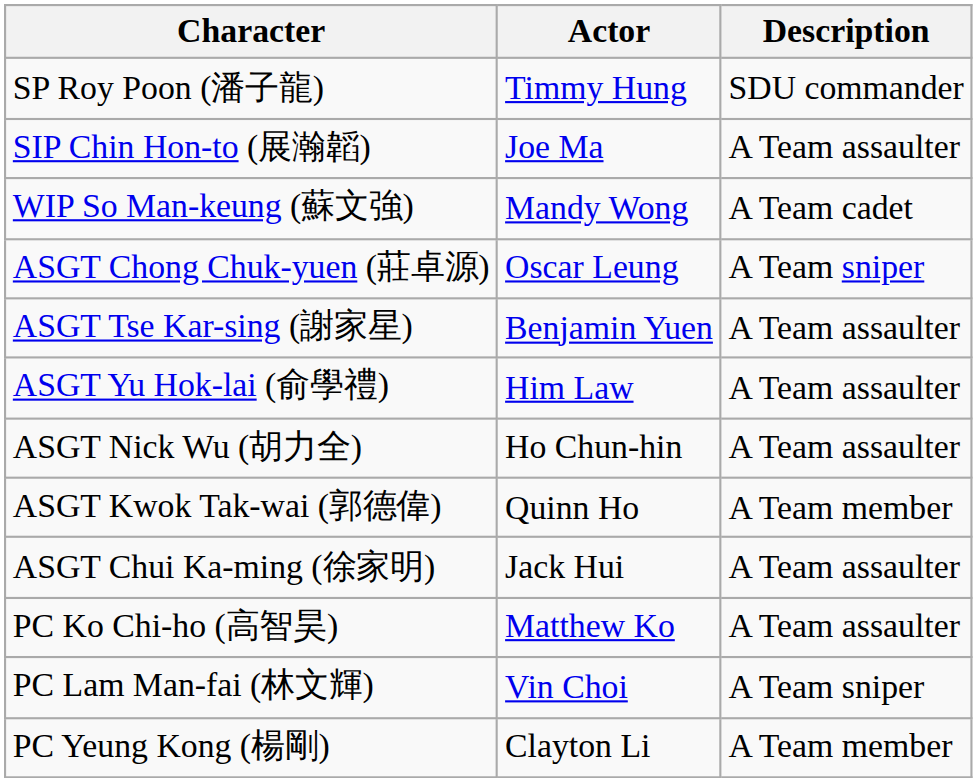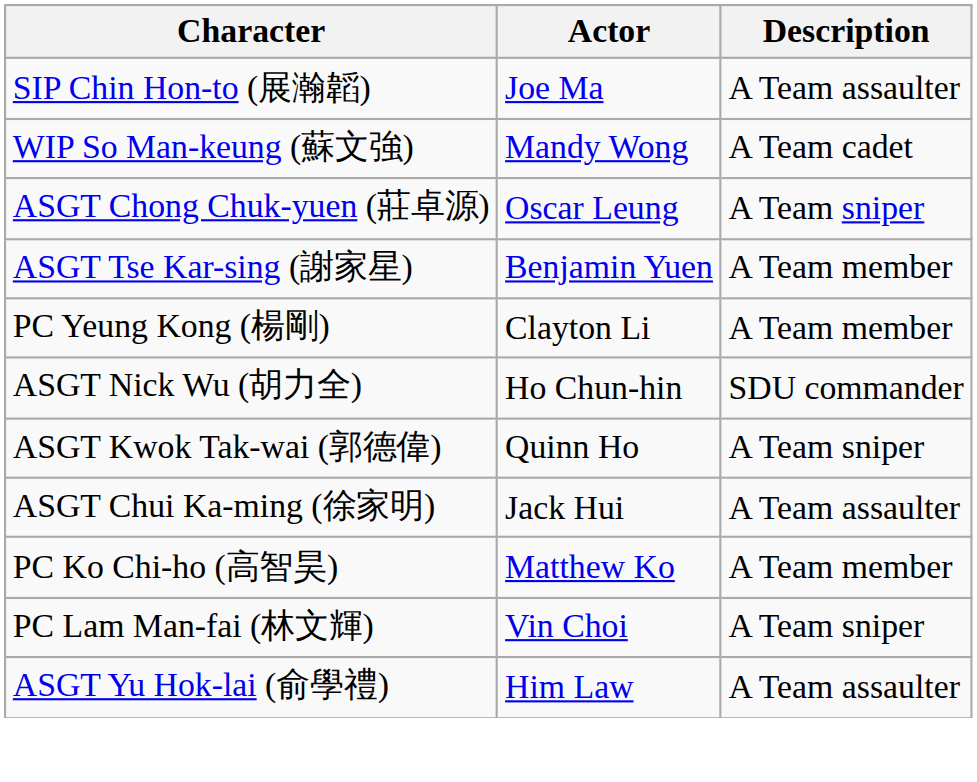- row: (168, 86)
(844, 327) A Team assaulter -> (840, 267) A Team member
rows swapped: (201, 386) <-> (171, 745)
(844, 447) A Team assaulter -> (846, 387) SDU commander
(840, 507) A Team member -> (826, 447) A Team sniper
(844, 626) A Team assaulter -> (840, 566) A Team member
